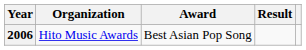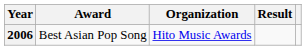columns swapped: (88, 14) <-> (198, 14)
